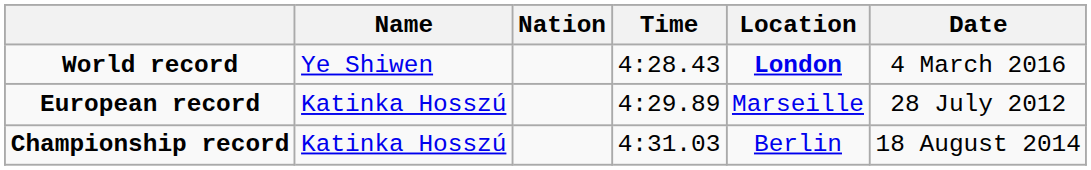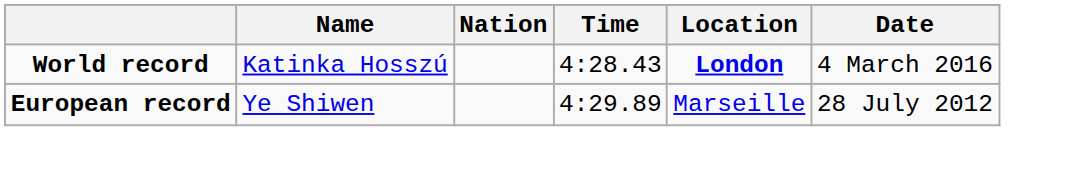(367, 65) Ye Shiwen -> (345, 65) Katinka Hosszú
(404, 105) Katinka Hosszú -> (308, 105) Ye Shiwen
- row: (150, 144)
